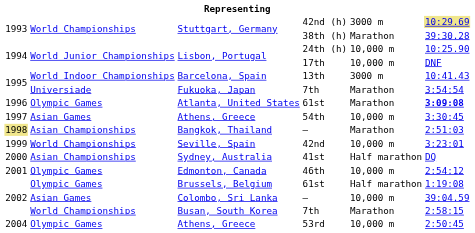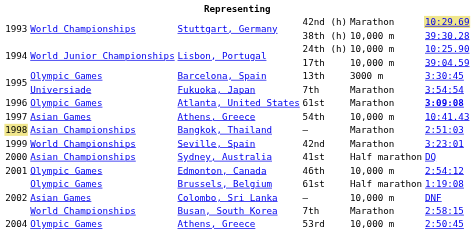(367, 22) 3000 m -> (372, 22) Marathon
(372, 35) Marathon -> (372, 35) 10,000 m
(433, 62) DNF -> (447, 62) 39:04.59
(102, 76) World Indoor Championships -> (66, 76) Olympic Games
(447, 76) 10:41.43 -> (444, 76) 3:30:45
(444, 116) 3:30:45 -> (447, 116) 10:41.43
(372, 143) 10,000 m -> (372, 143) Marathon
(447, 197) 39:04.59 -> (433, 197) DNF
